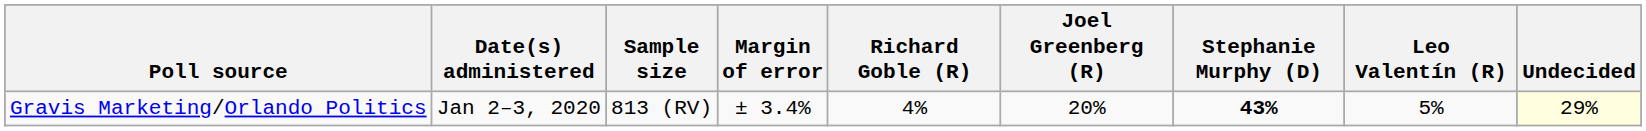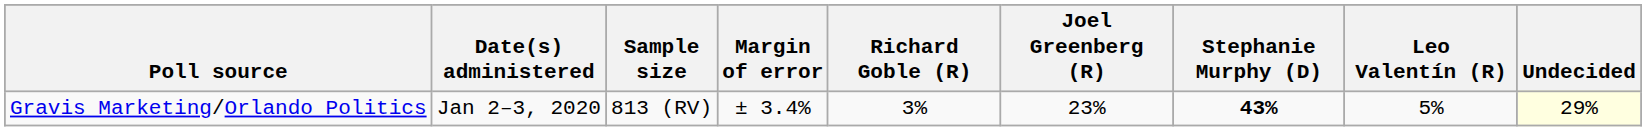(914, 108) 4% -> (914, 108) 3%
(1087, 108) 20% -> (1087, 108) 23%
